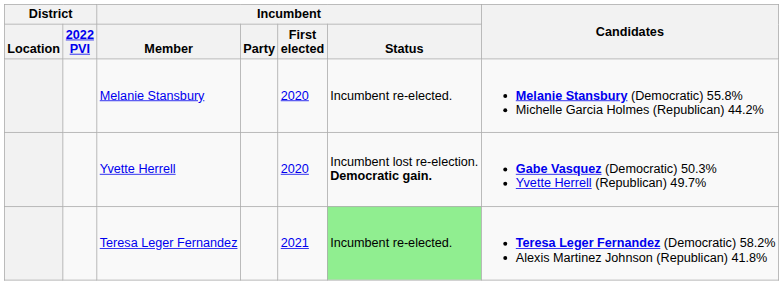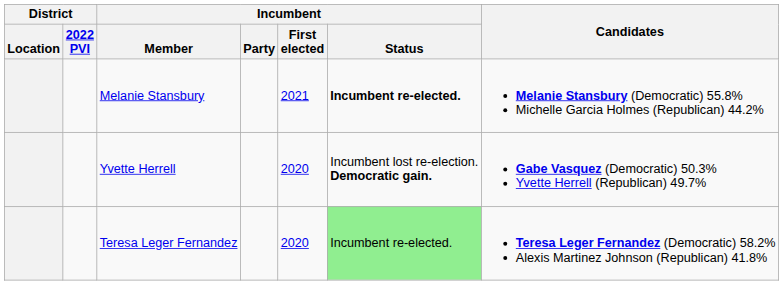(295, 95) 2020 -> (295, 95) 2021
(391, 95) normal -> (395, 95) bold
(295, 243) 2021 -> (295, 243) 2020
